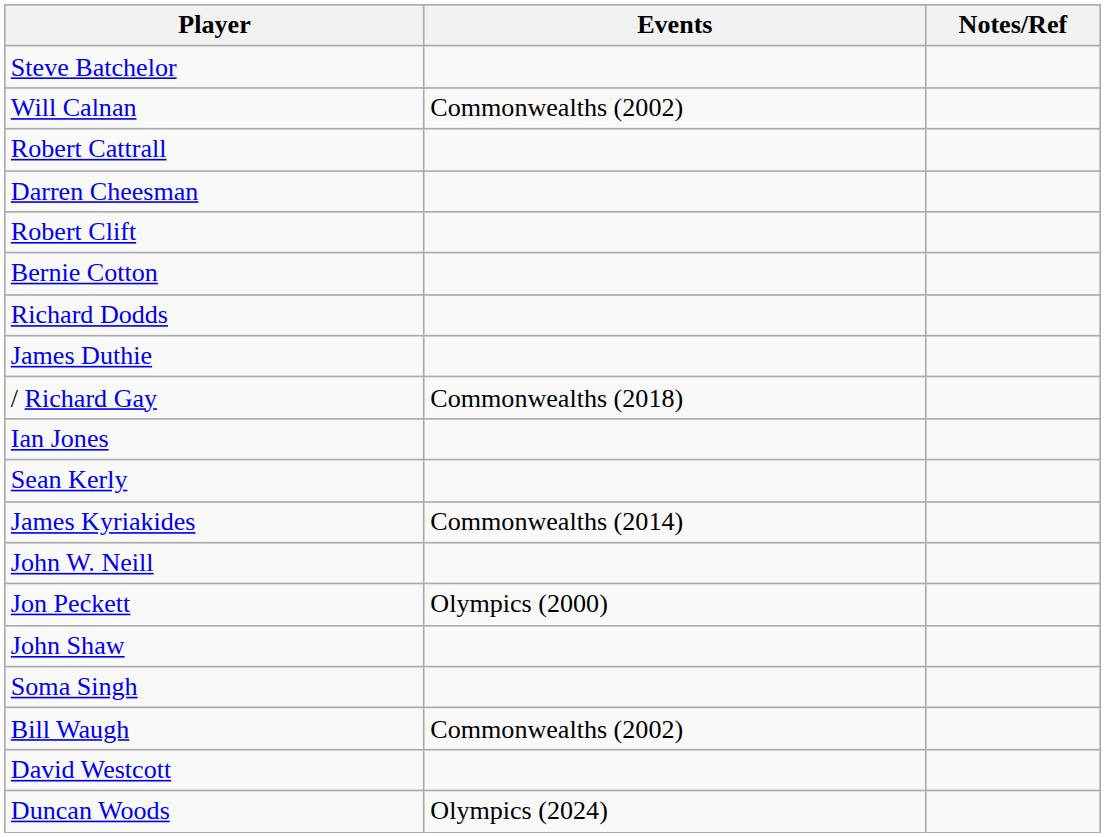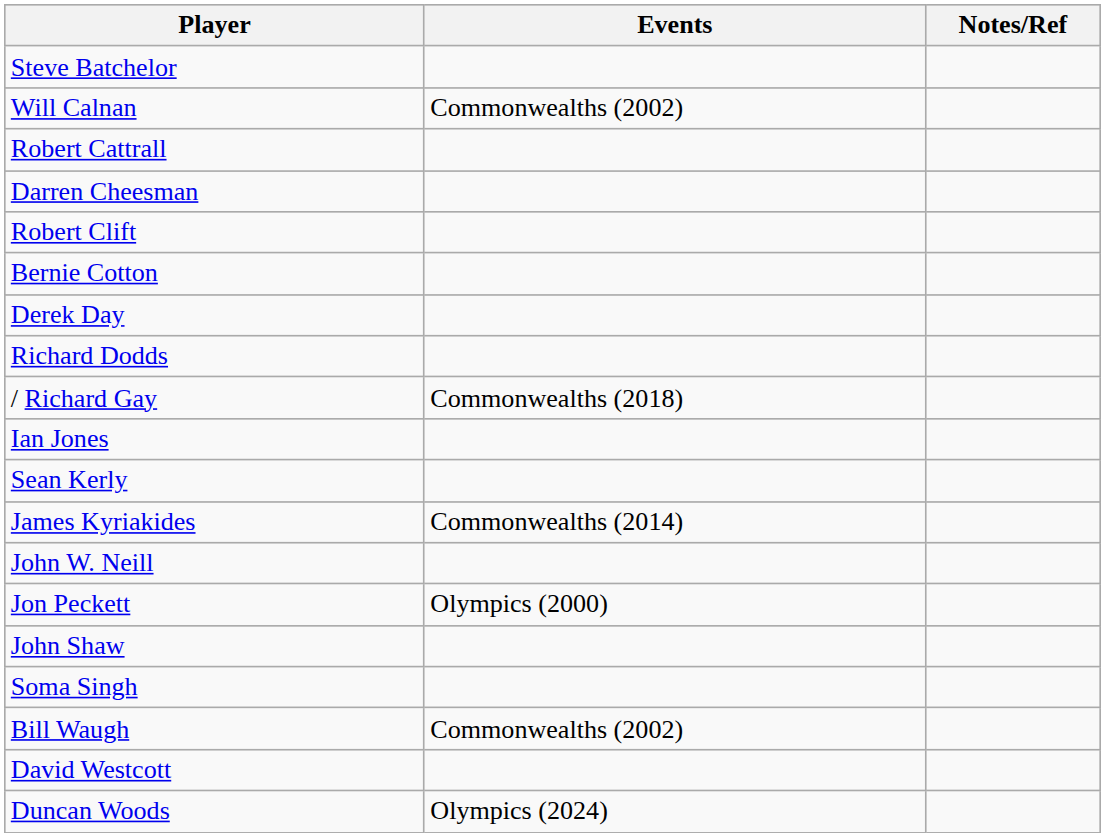+ row: (68, 314)
- row: (81, 356)
